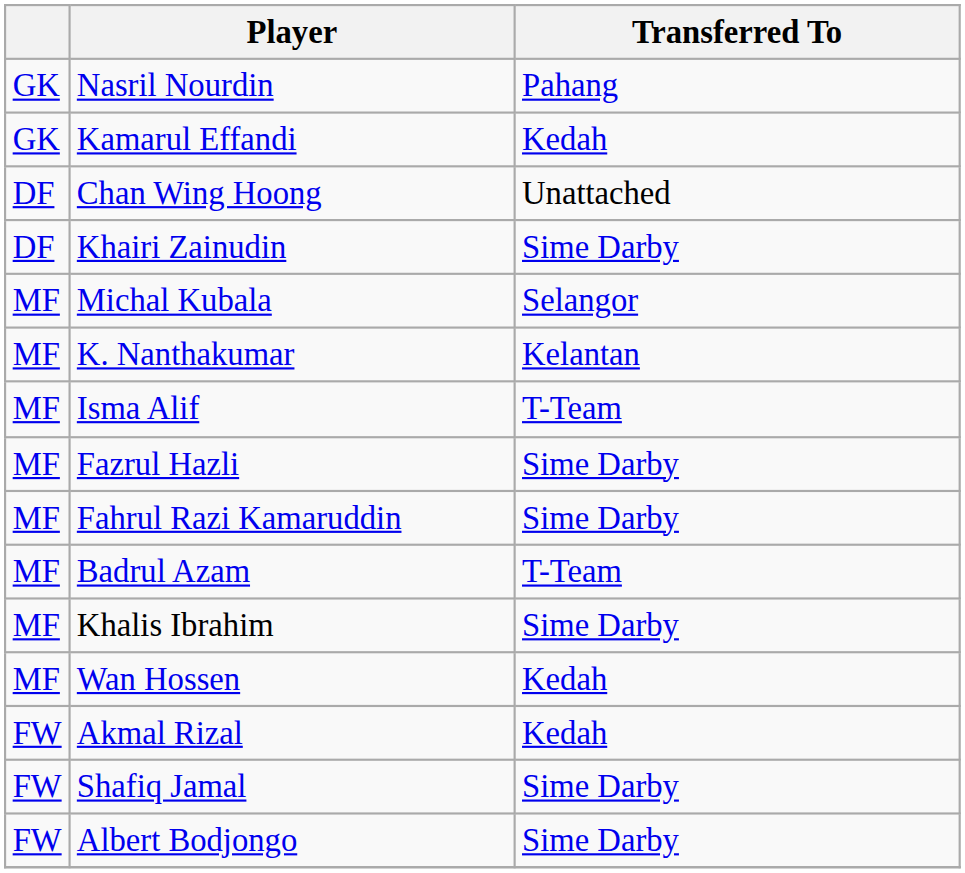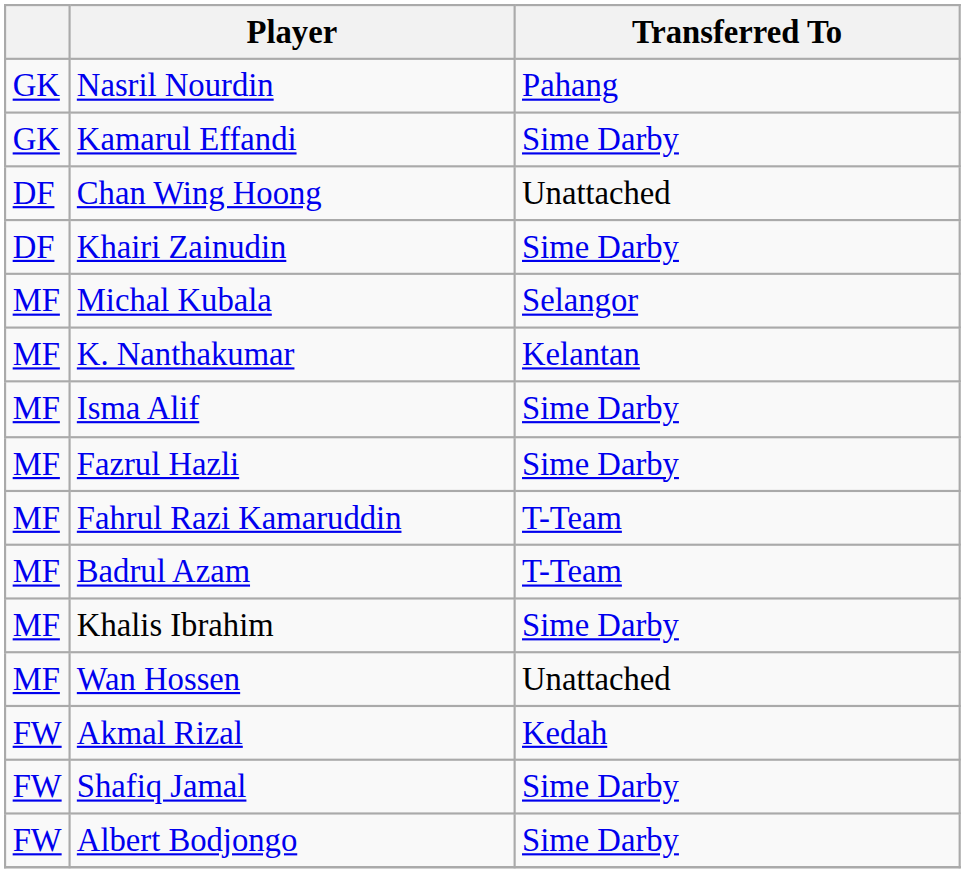(565, 139) Kedah -> (600, 139) Sime Darby
(572, 408) T-Team -> (600, 408) Sime Darby
(600, 516) Sime Darby -> (572, 516) T-Team
(565, 678) Kedah -> (596, 678) Unattached
